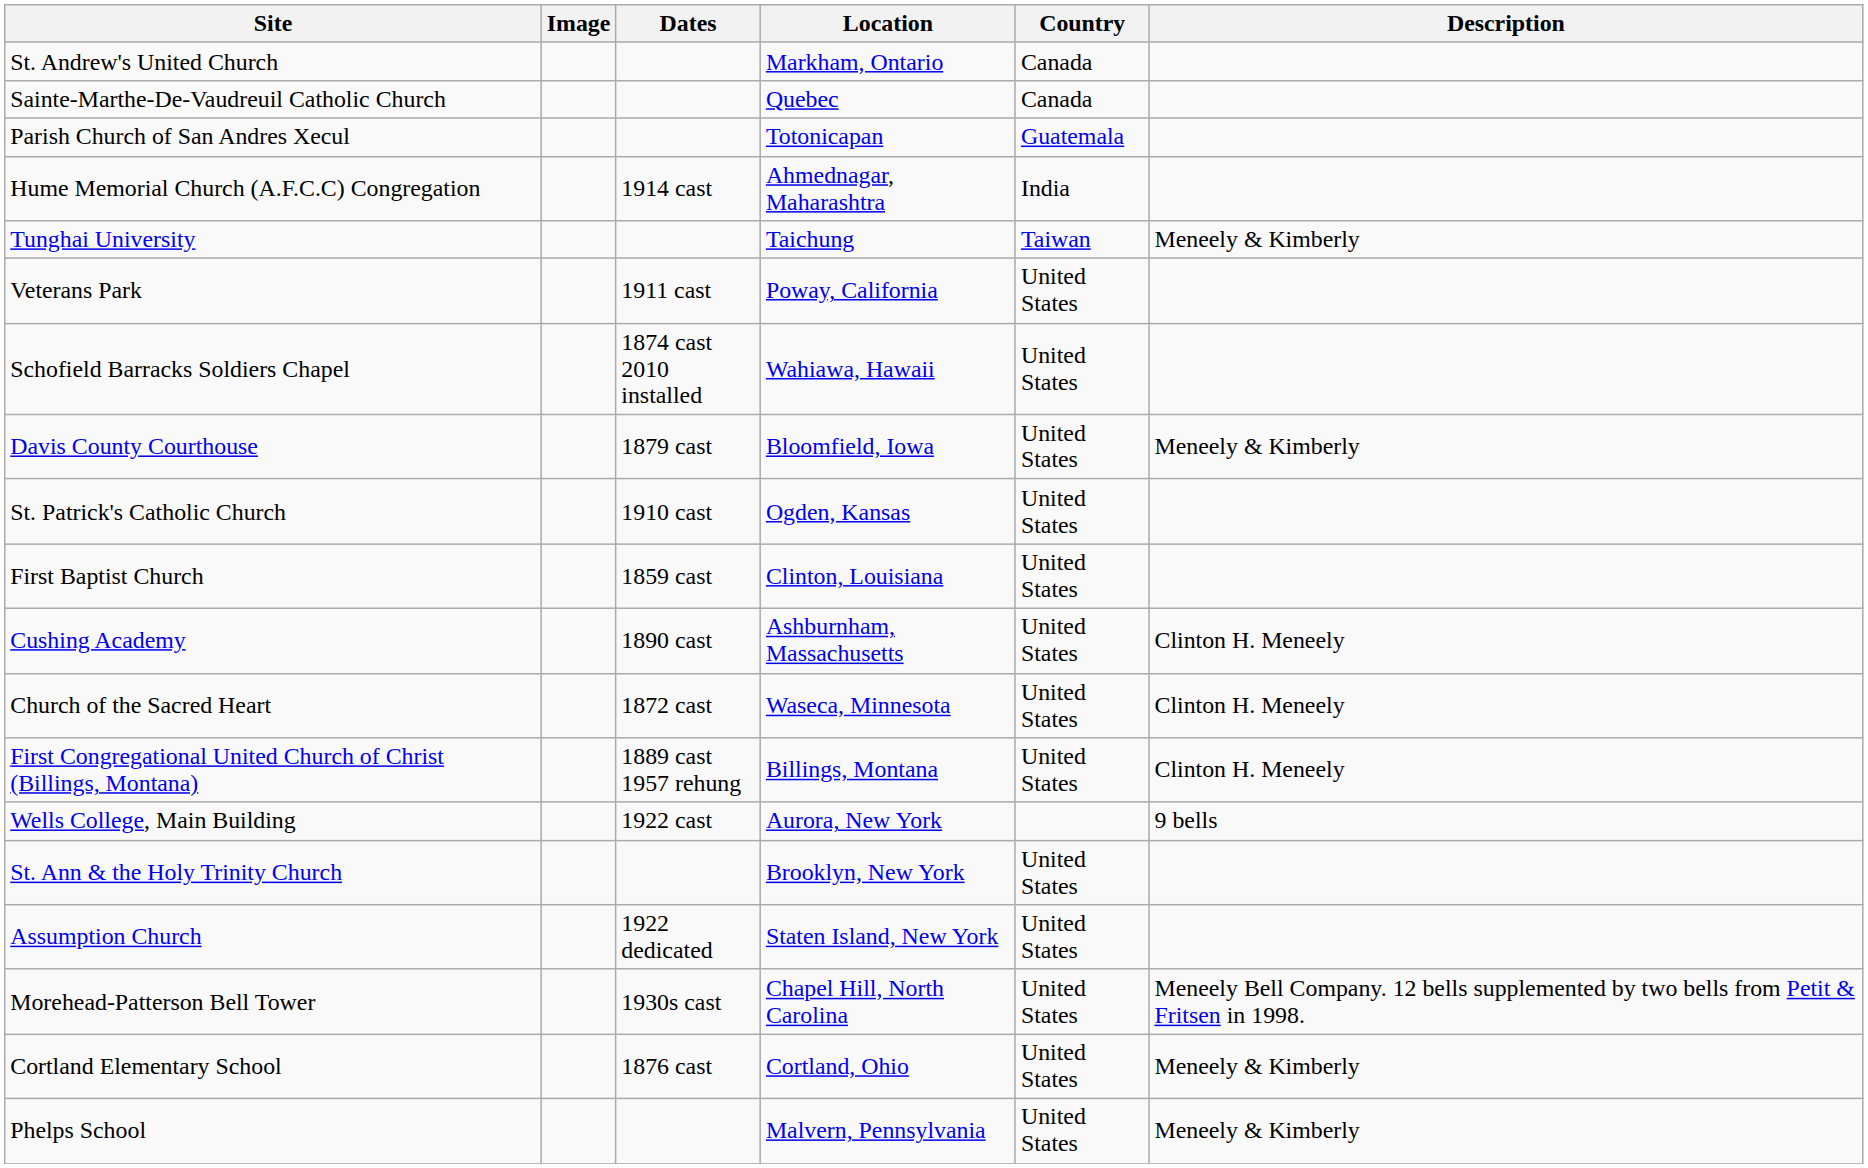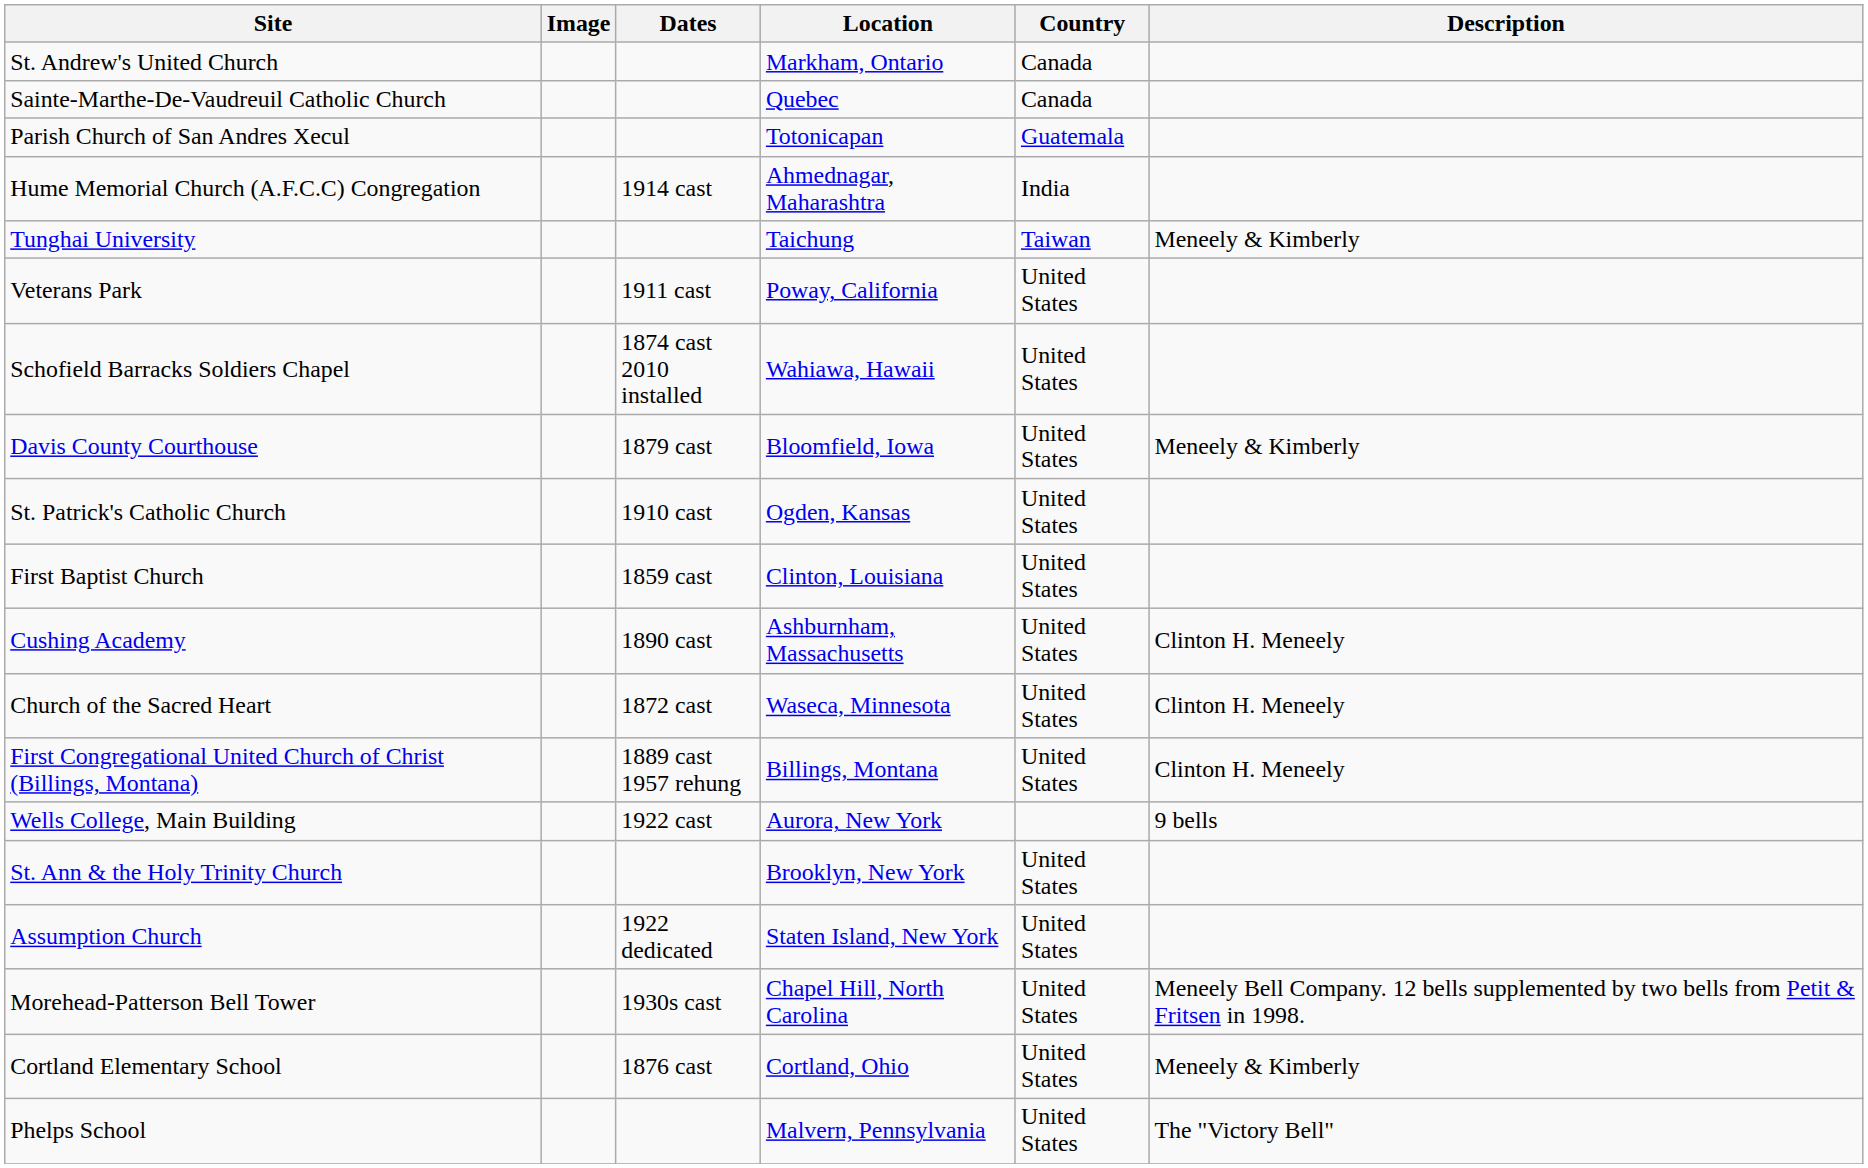(1257, 1130) Meneely & Kimberly -> (1244, 1130) The "Victory Bell"
